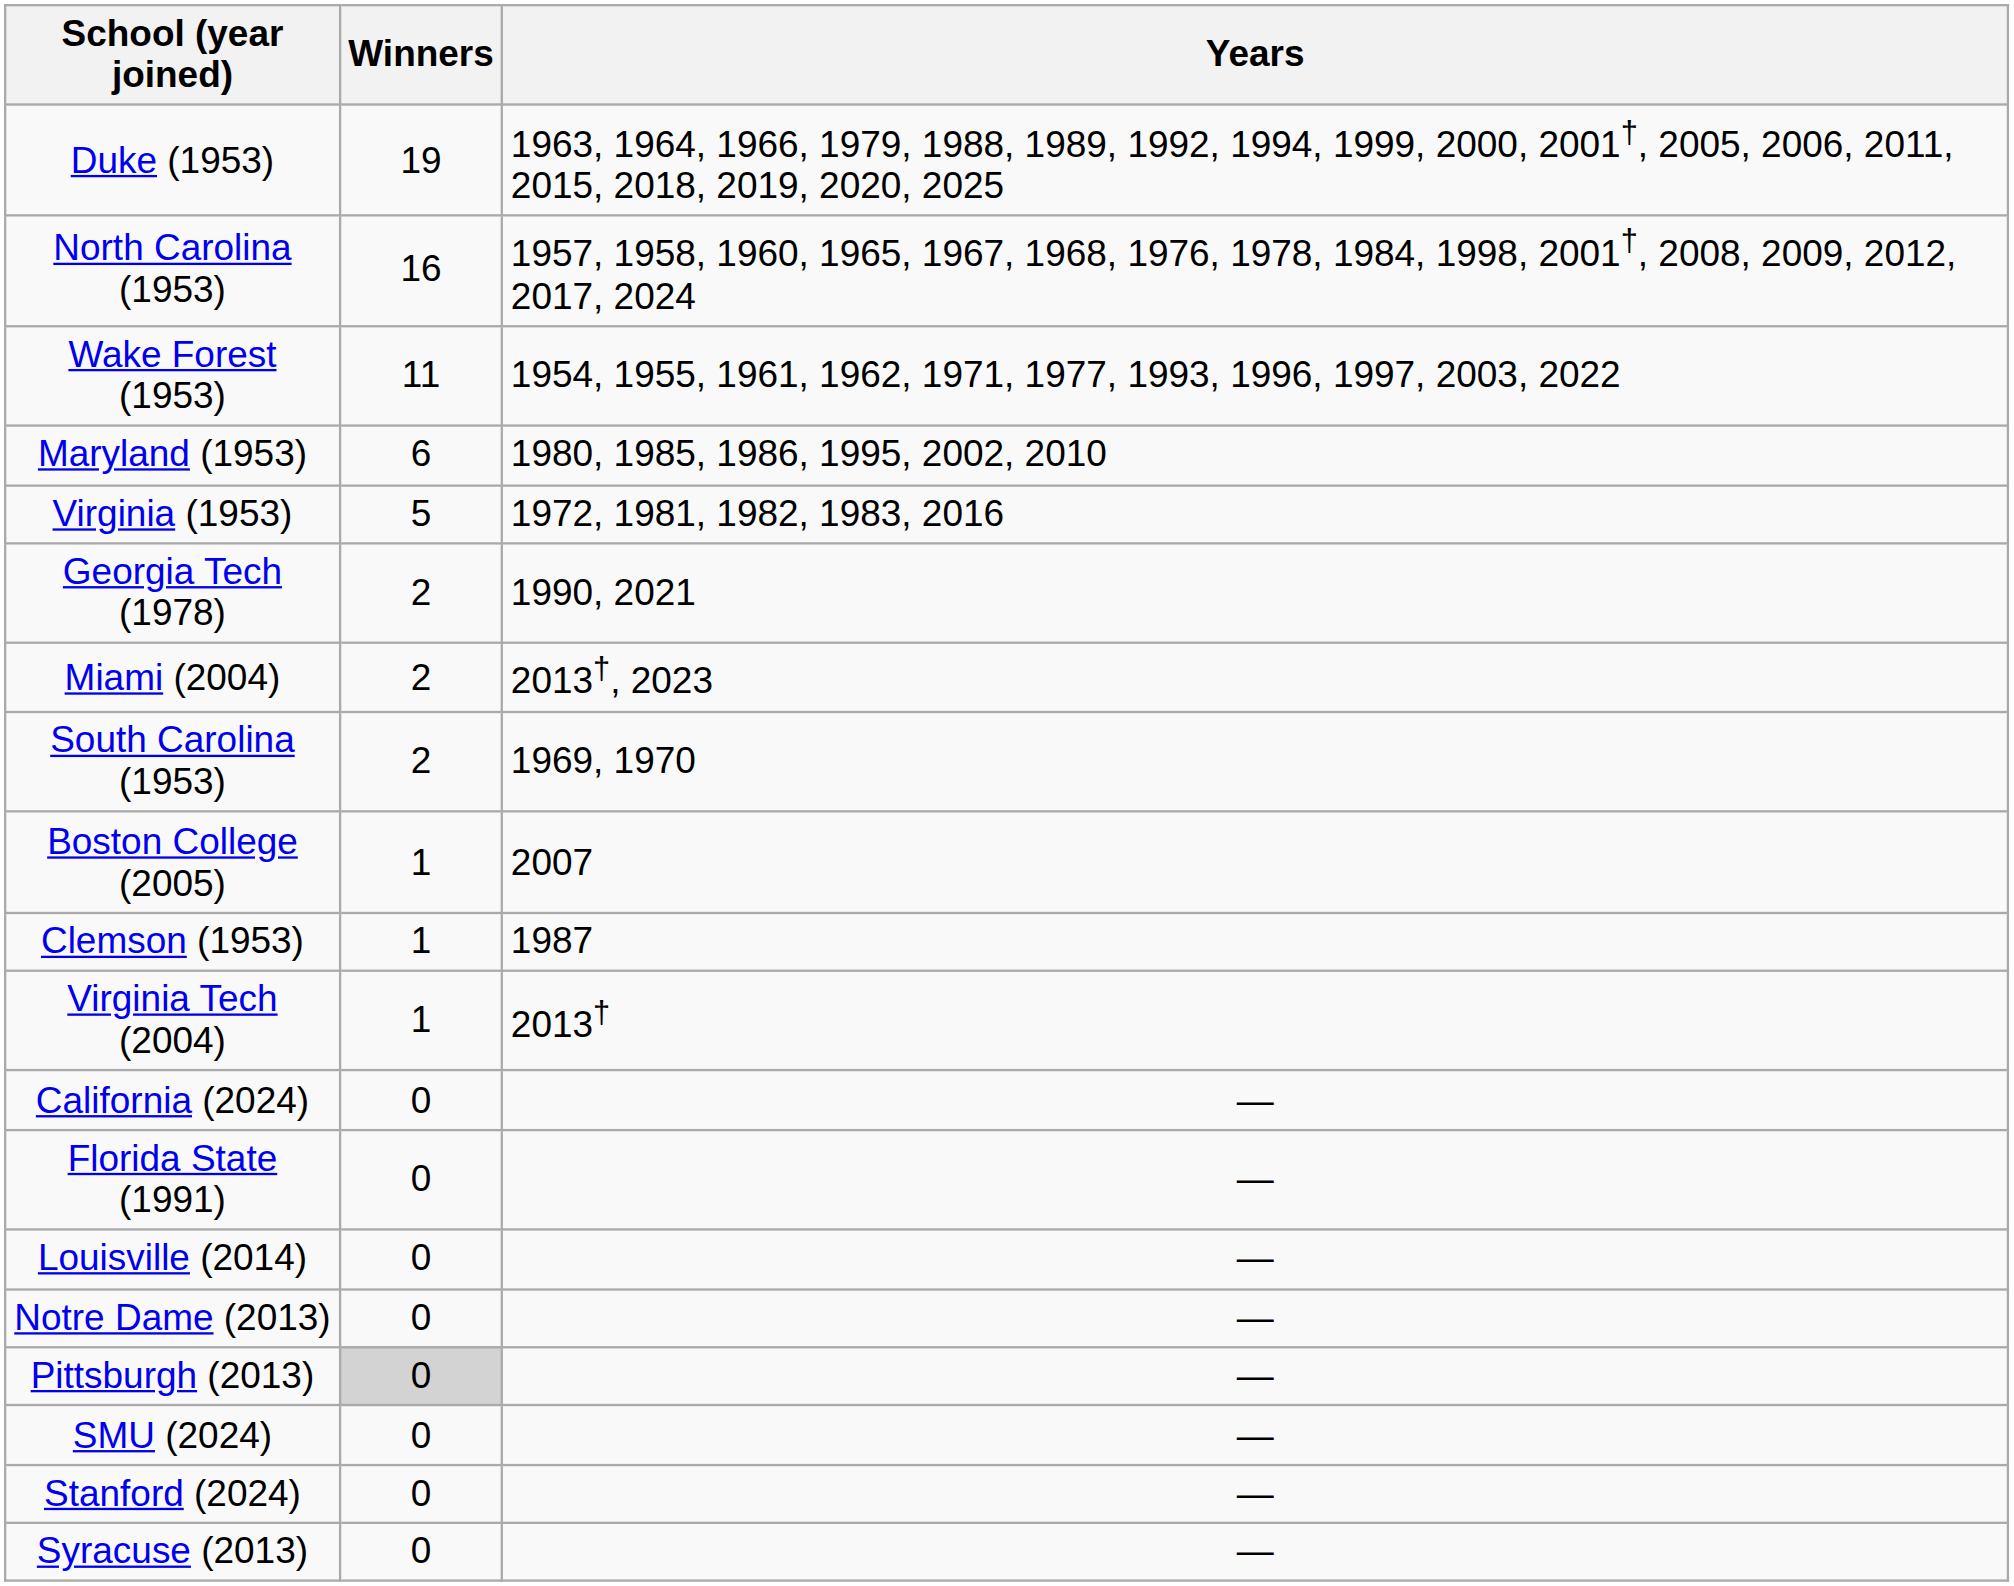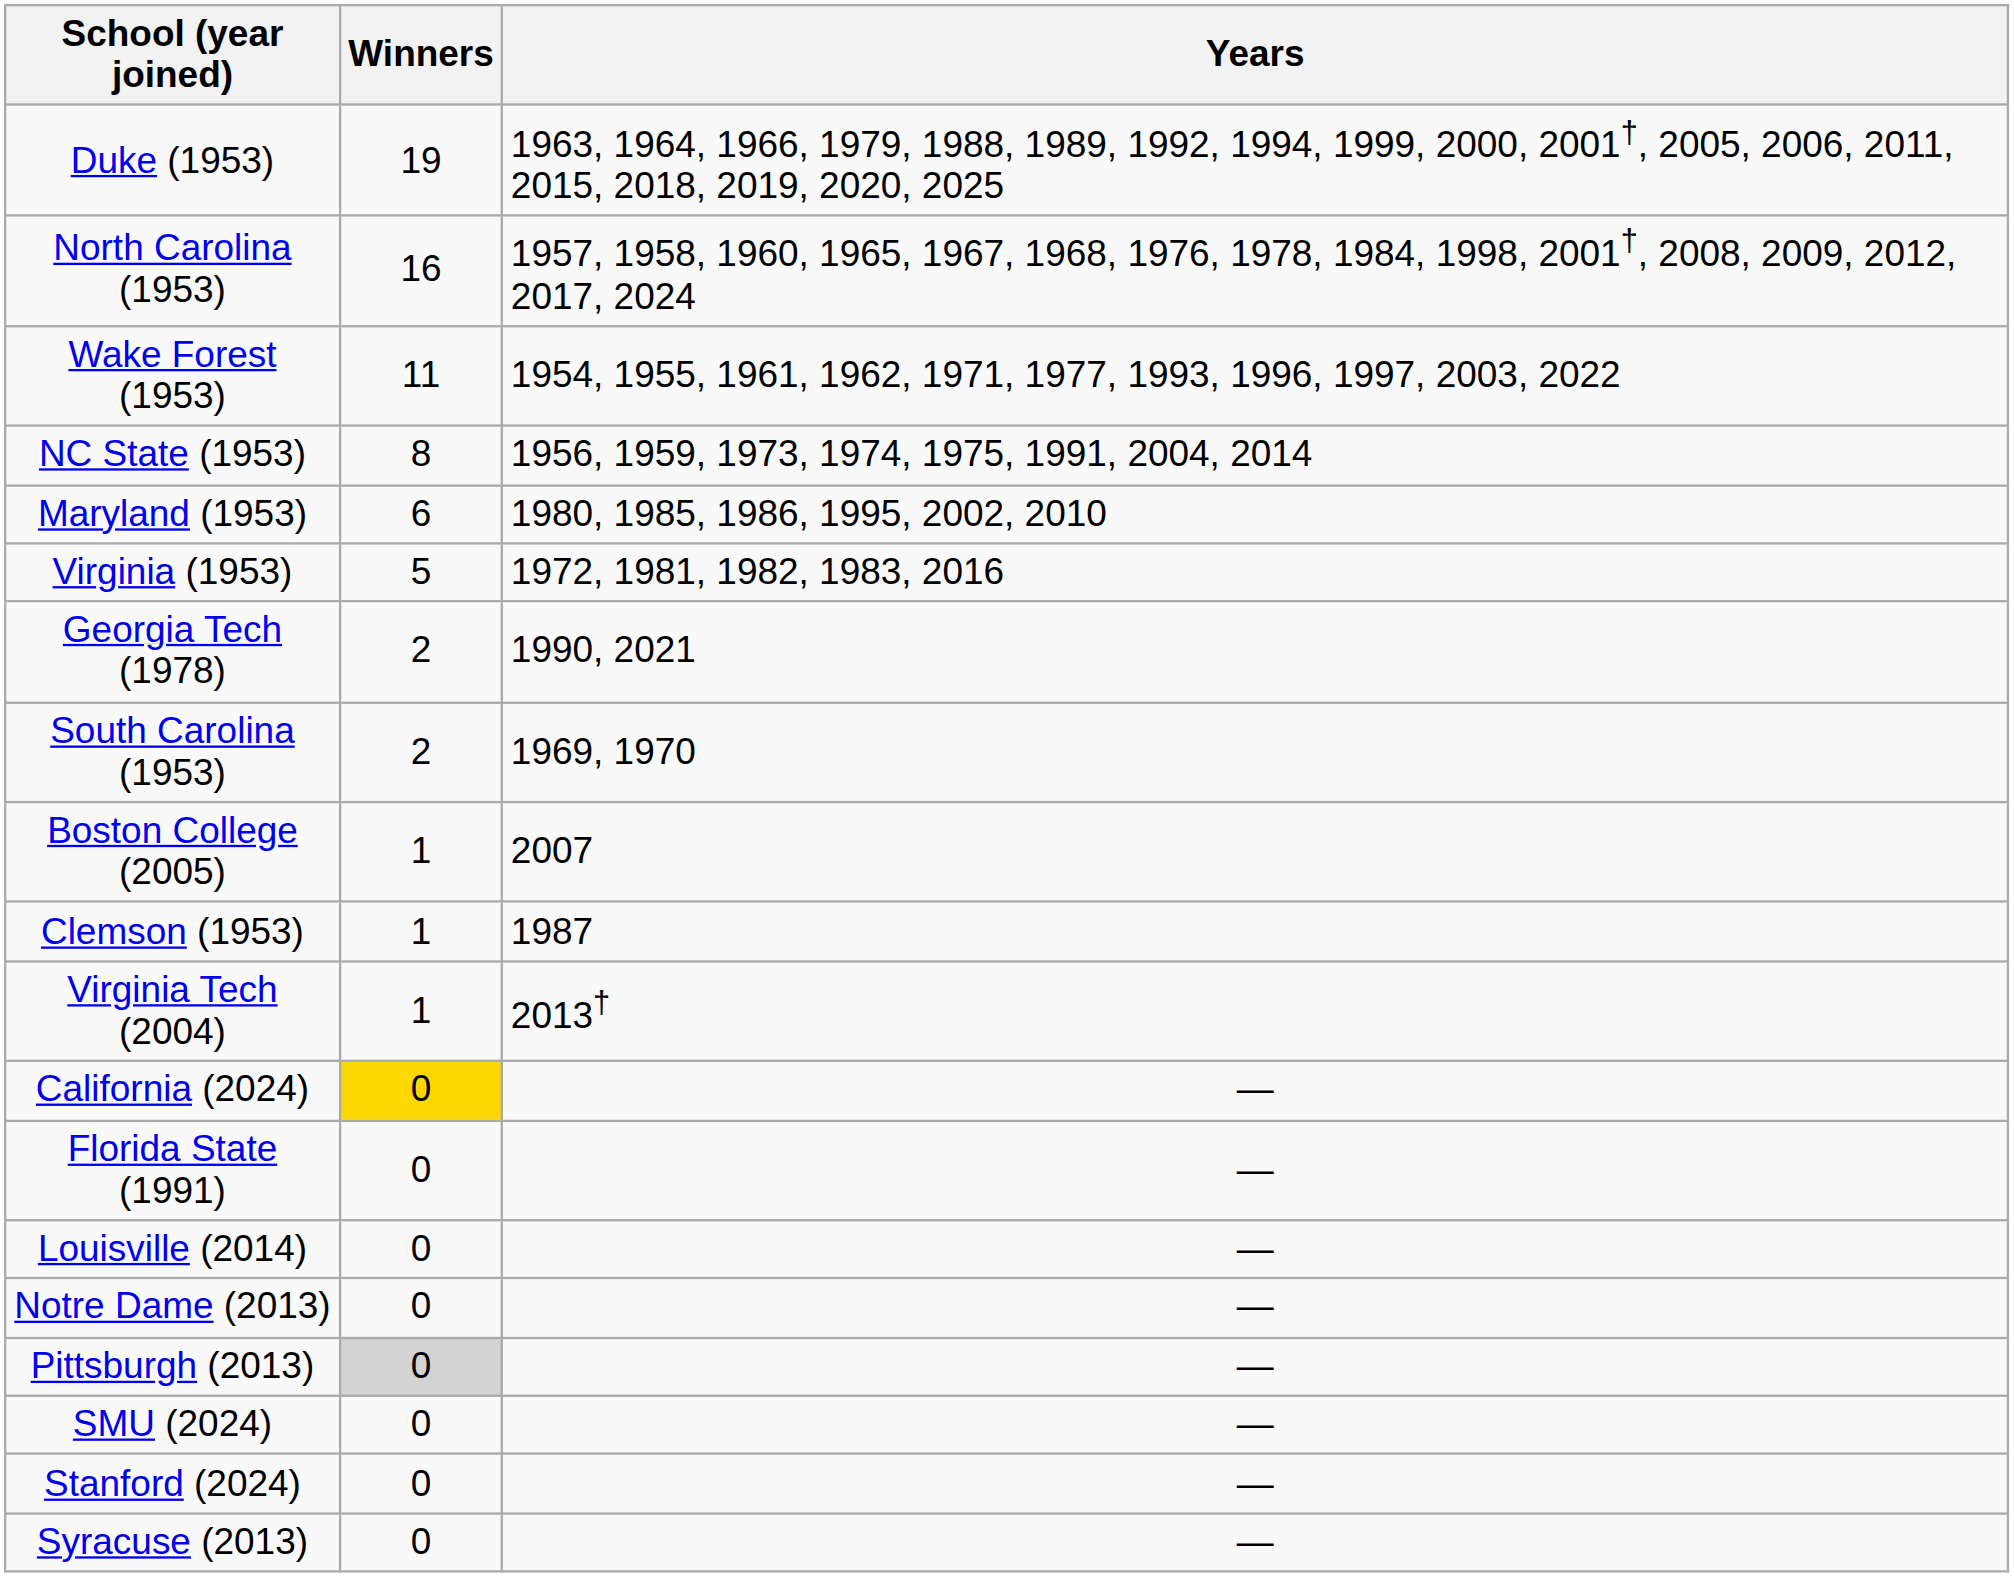+ row: (172, 454)
- row: (172, 676)
(421, 1099) no background -> (421, 1089) gold background
